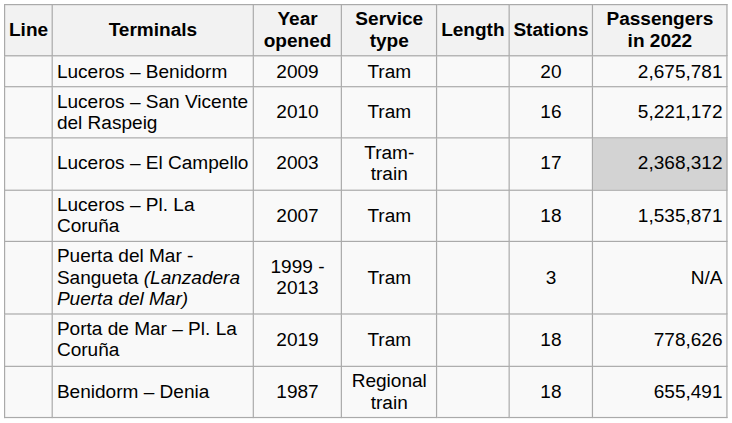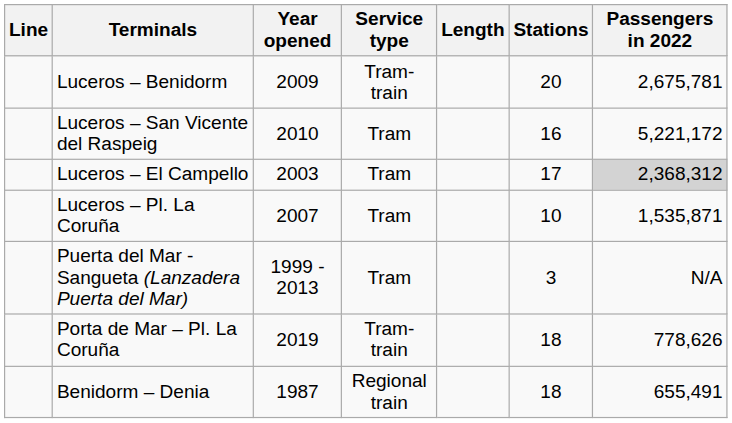(389, 71) Tram -> (389, 81) Tram-train
(389, 163) Tram-train -> (389, 174) Tram
(551, 215) 18 -> (551, 215) 10
(389, 340) Tram -> (389, 340) Tram-train
